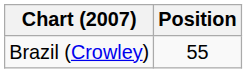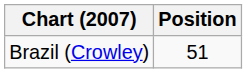(197, 51) 55 -> (197, 51) 51
